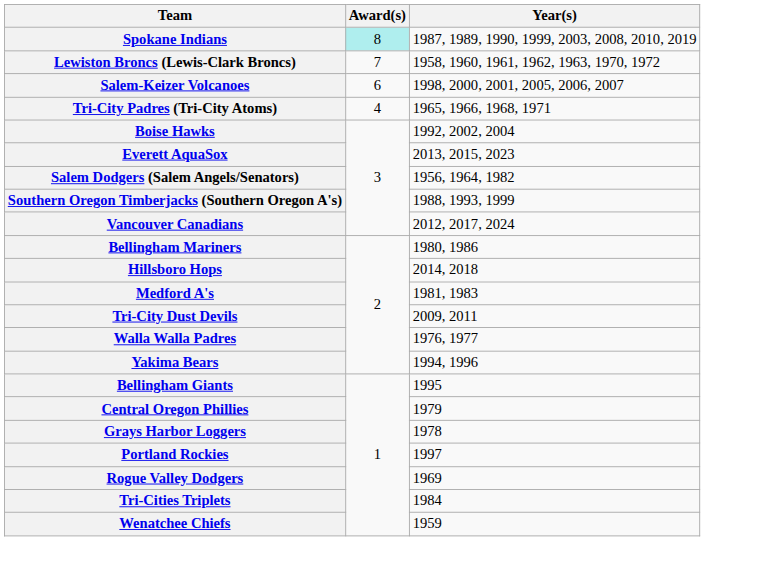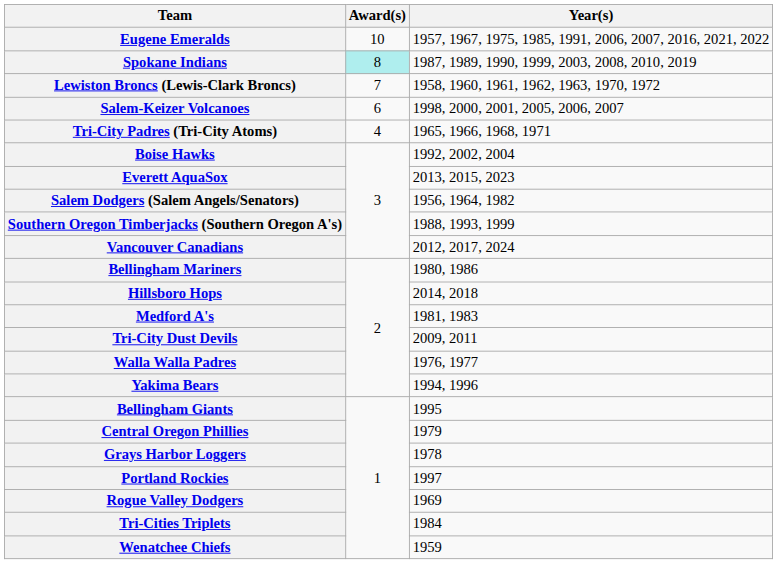+ row: (175, 39)
